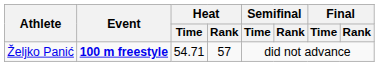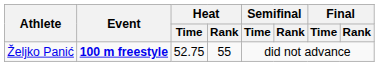(189, 52) 54.71 -> (189, 52) 52.75
(224, 52) 57 -> (224, 52) 55
